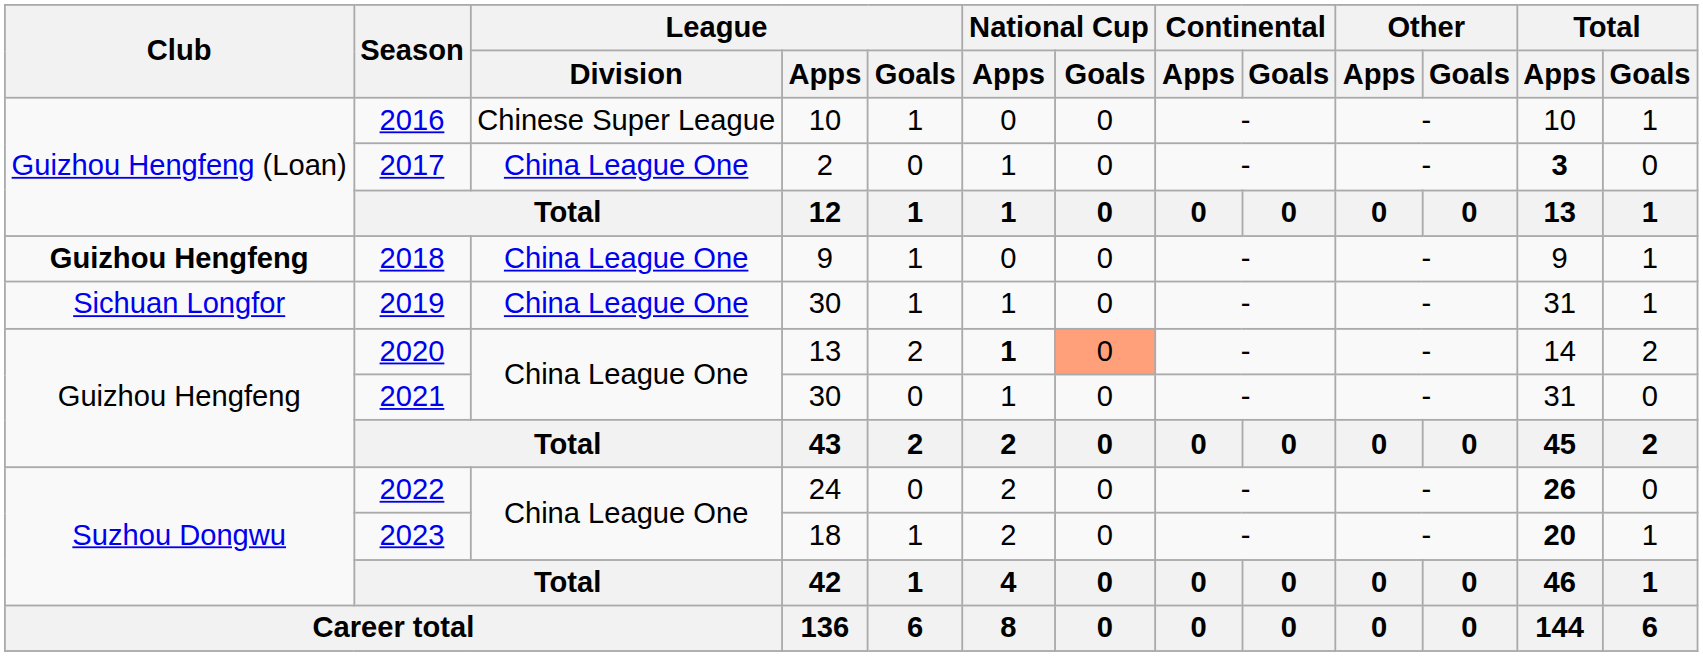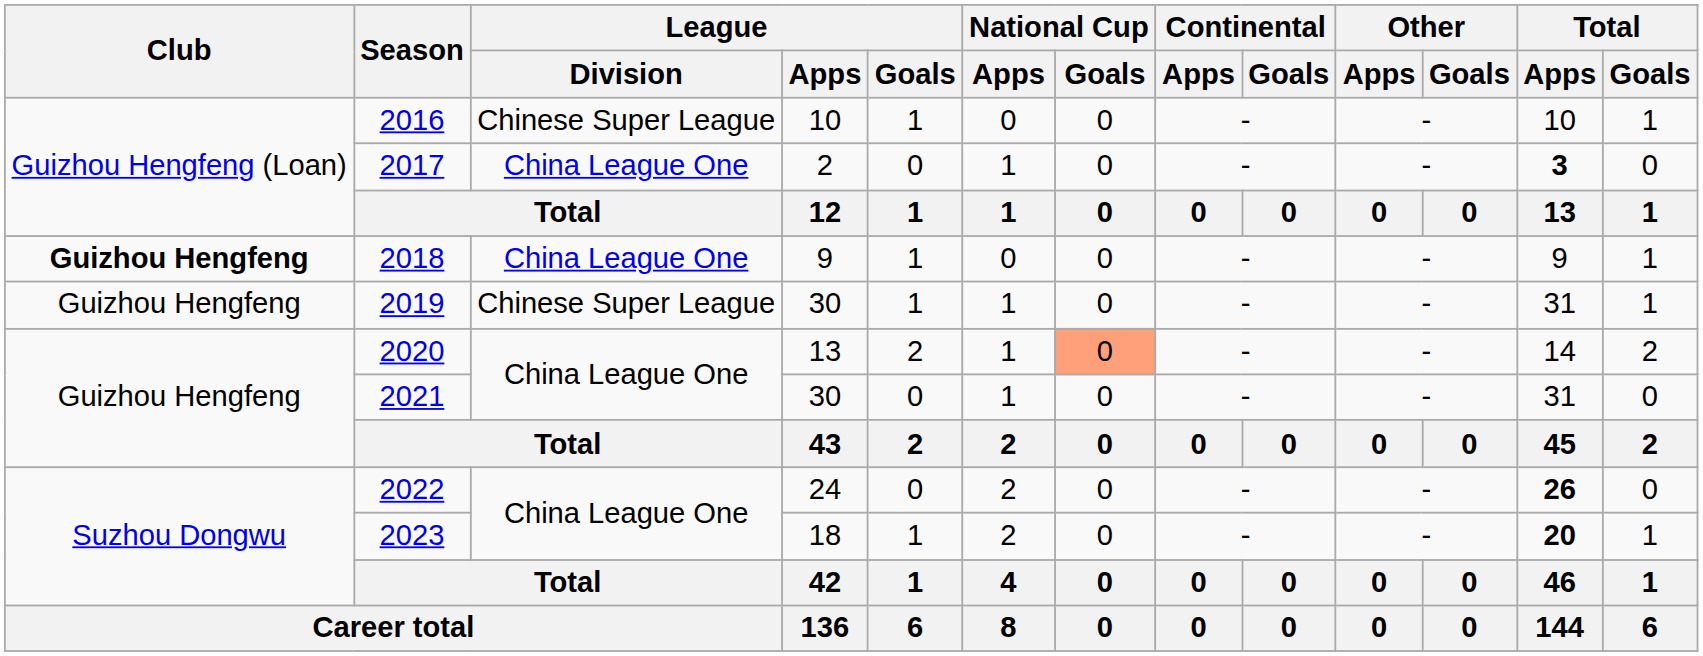(179, 304) Sichuan Longfor -> (179, 304) Guizhou Hengfeng
(626, 304) China League One -> (626, 304) Chinese Super League
(1008, 350) bold -> (1008, 350) normal
